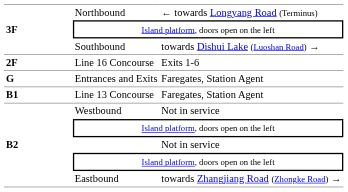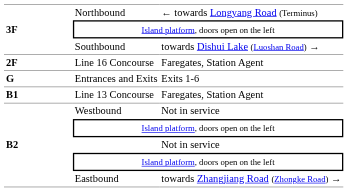(180, 62) Exits 1-6 -> (212, 62) Faregates, Station Agent
(212, 78) Faregates, Station Agent -> (180, 78) Exits 1-6
